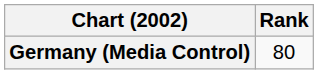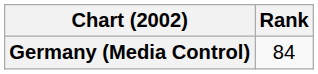(284, 52) 80 -> (284, 52) 84
